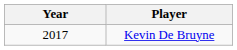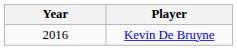(55, 34) 2017 -> (55, 34) 2016
